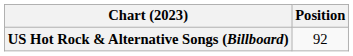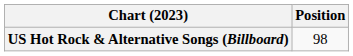(320, 39) 92 -> (320, 39) 98
